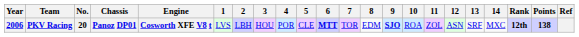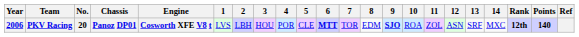(544, 24) 138 -> (544, 24) 140
